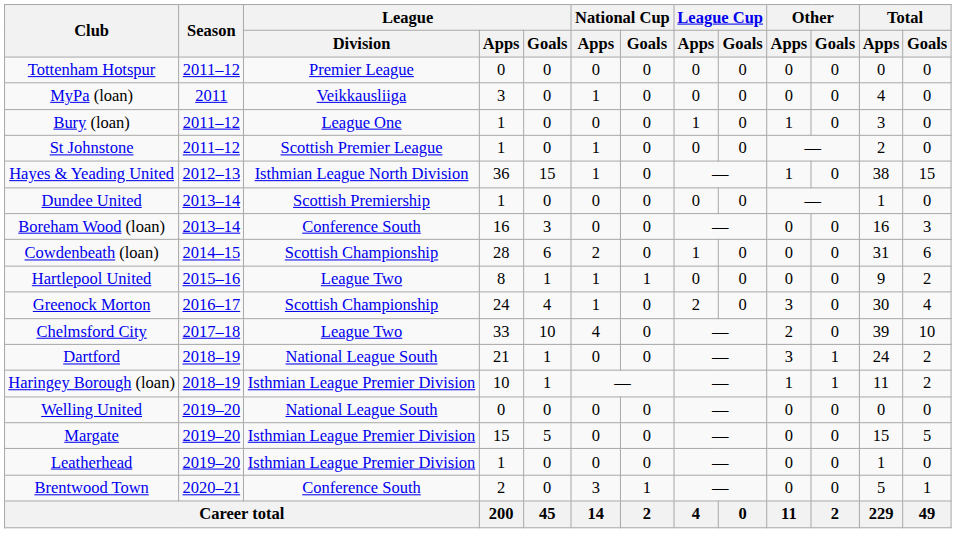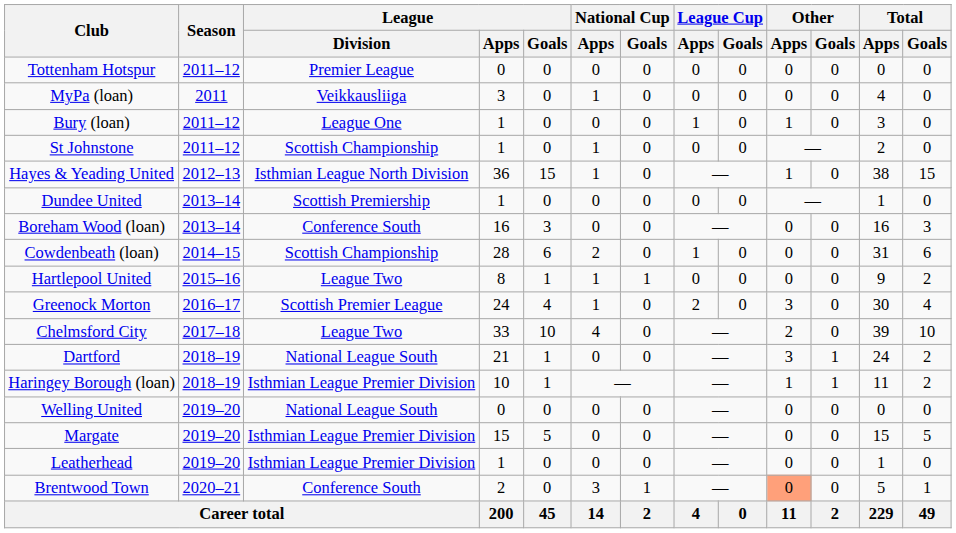(361, 148) Scottish Premier League -> (362, 148) Scottish Championship
(362, 305) Scottish Championship -> (361, 305) Scottish Premier League
(789, 488) no background -> (789, 488) lightsalmon background
